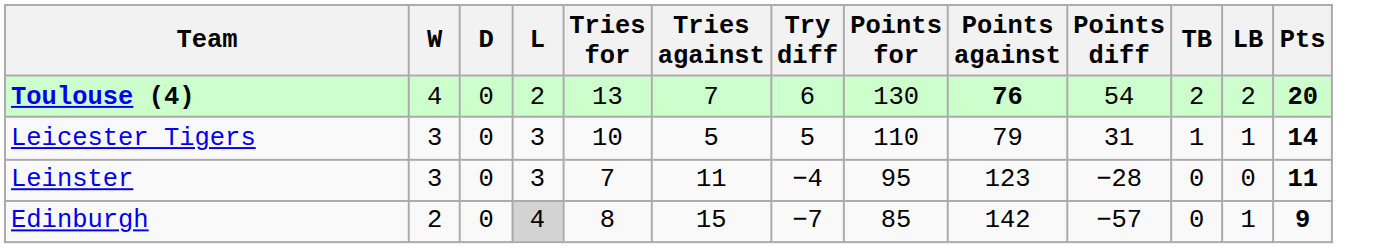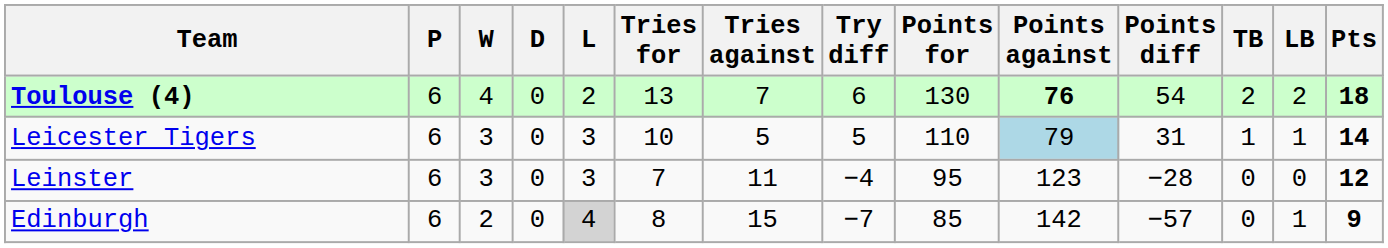+ column: (435, 40)
(1303, 97) 20 -> (1354, 97) 18
(1008, 138) no background -> (1059, 138) lightblue background
(1303, 180) 11 -> (1354, 180) 12
